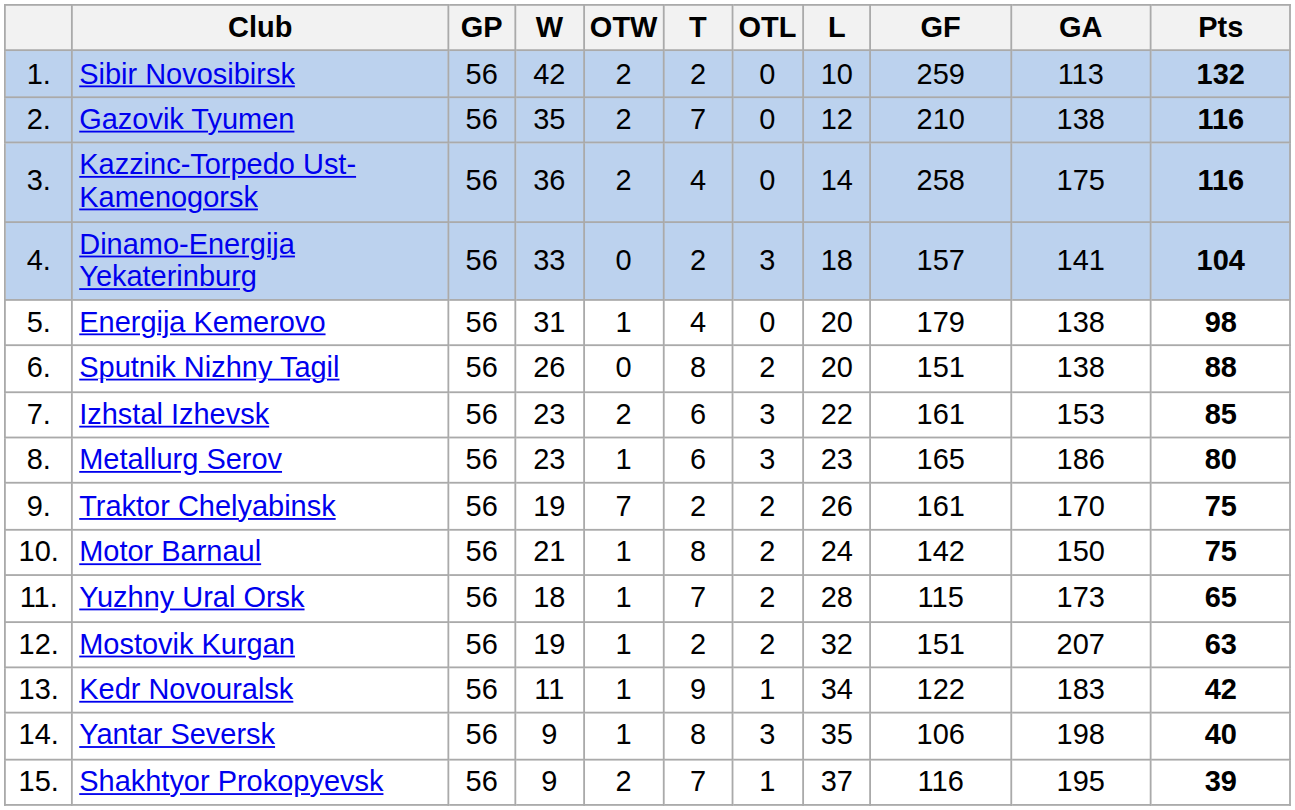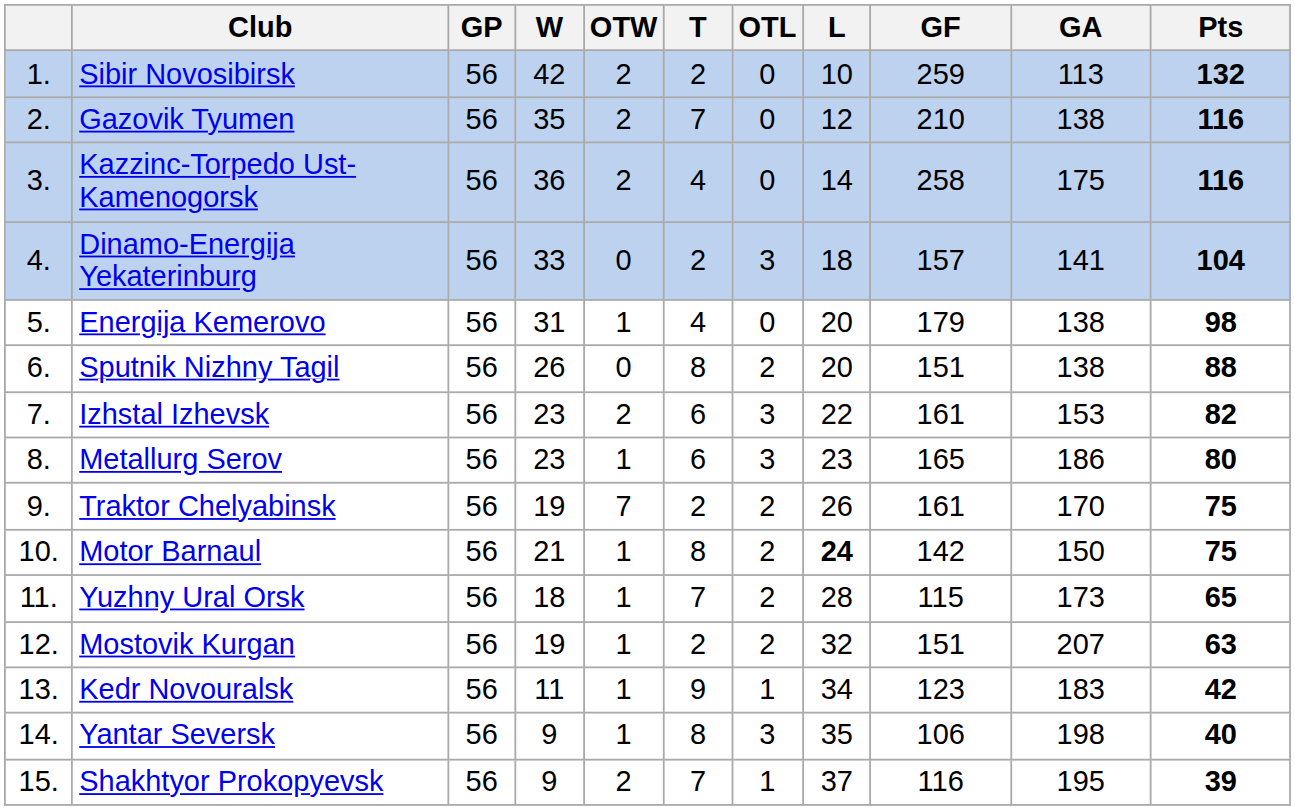(1221, 414) 85 -> (1221, 414) 82
(837, 551) normal -> (837, 551) bold
(941, 689) 122 -> (941, 689) 123
